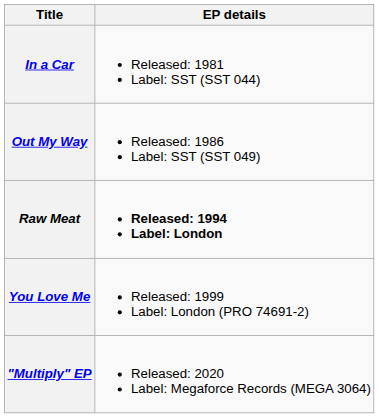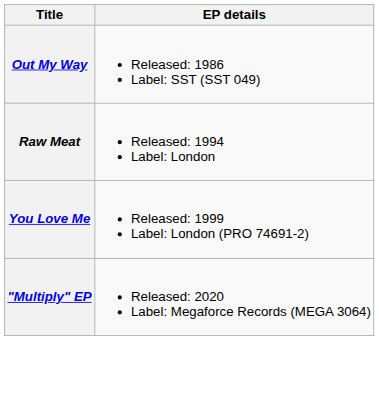- row: (50, 64)
(234, 227) bold -> (234, 149) normal
